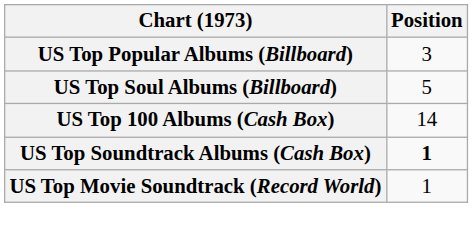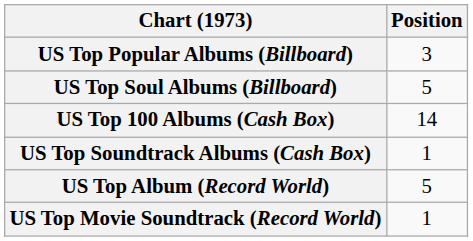(427, 152) bold -> (427, 152) normal
+ row: (195, 185)
